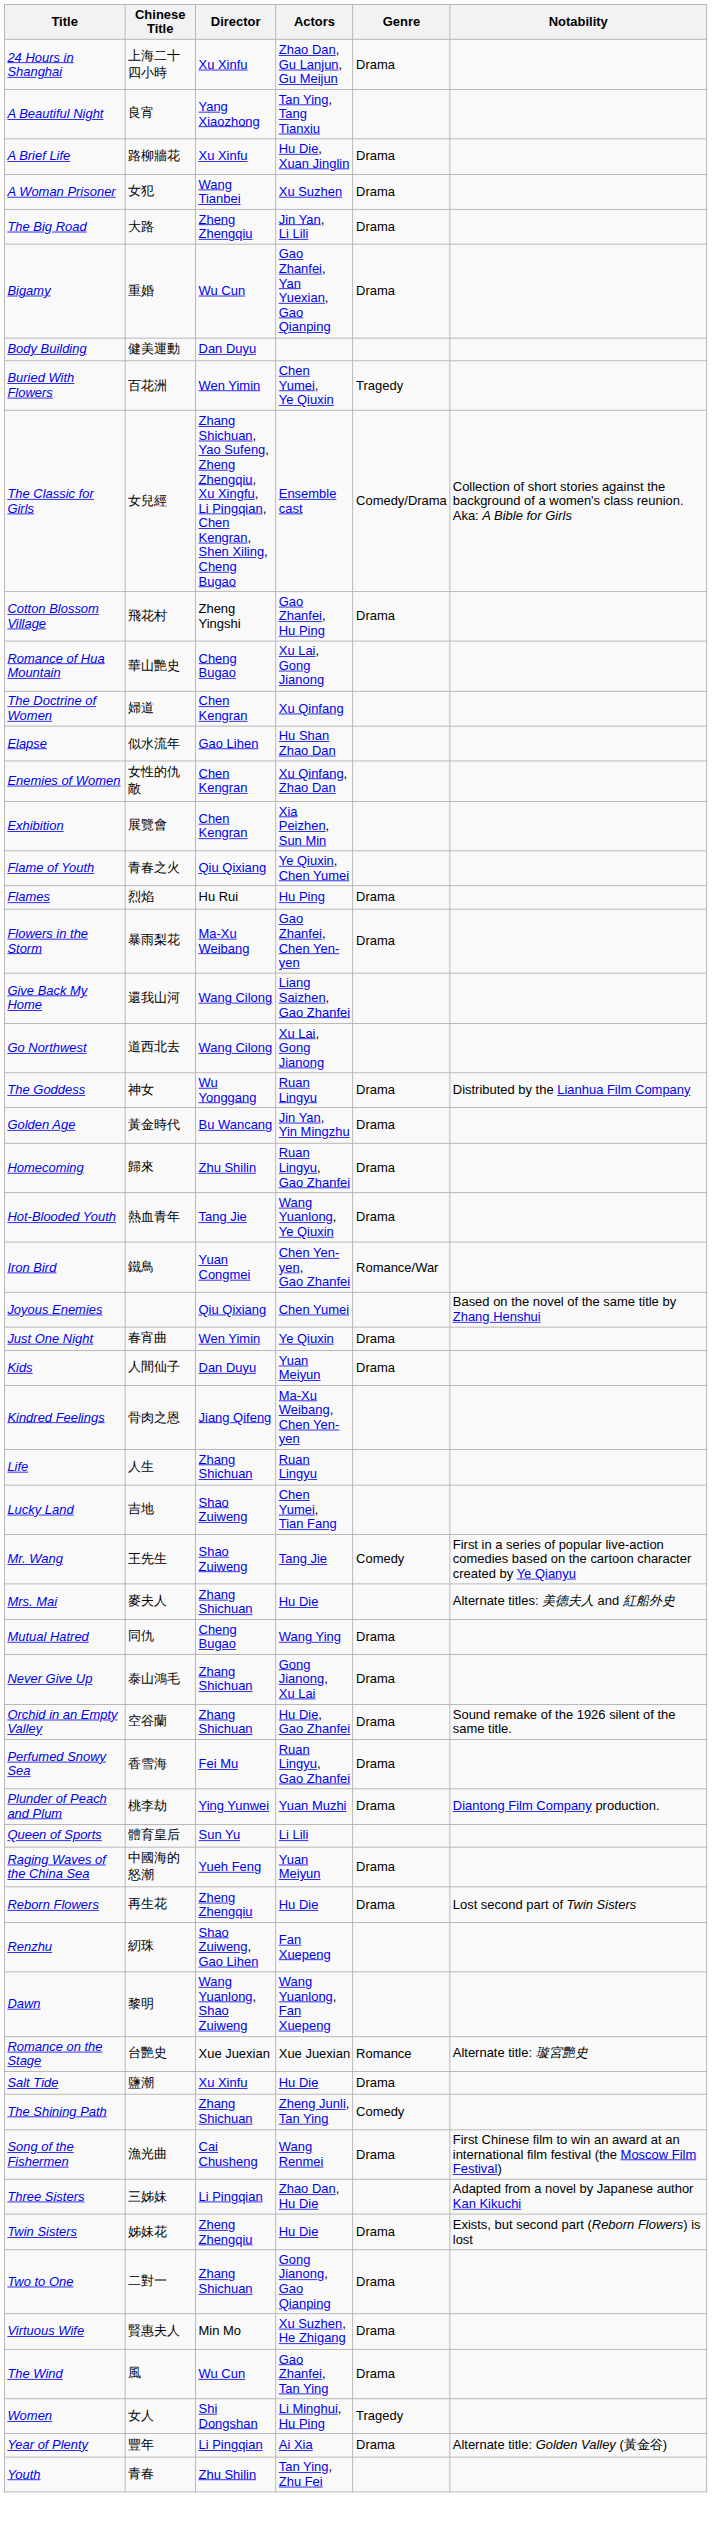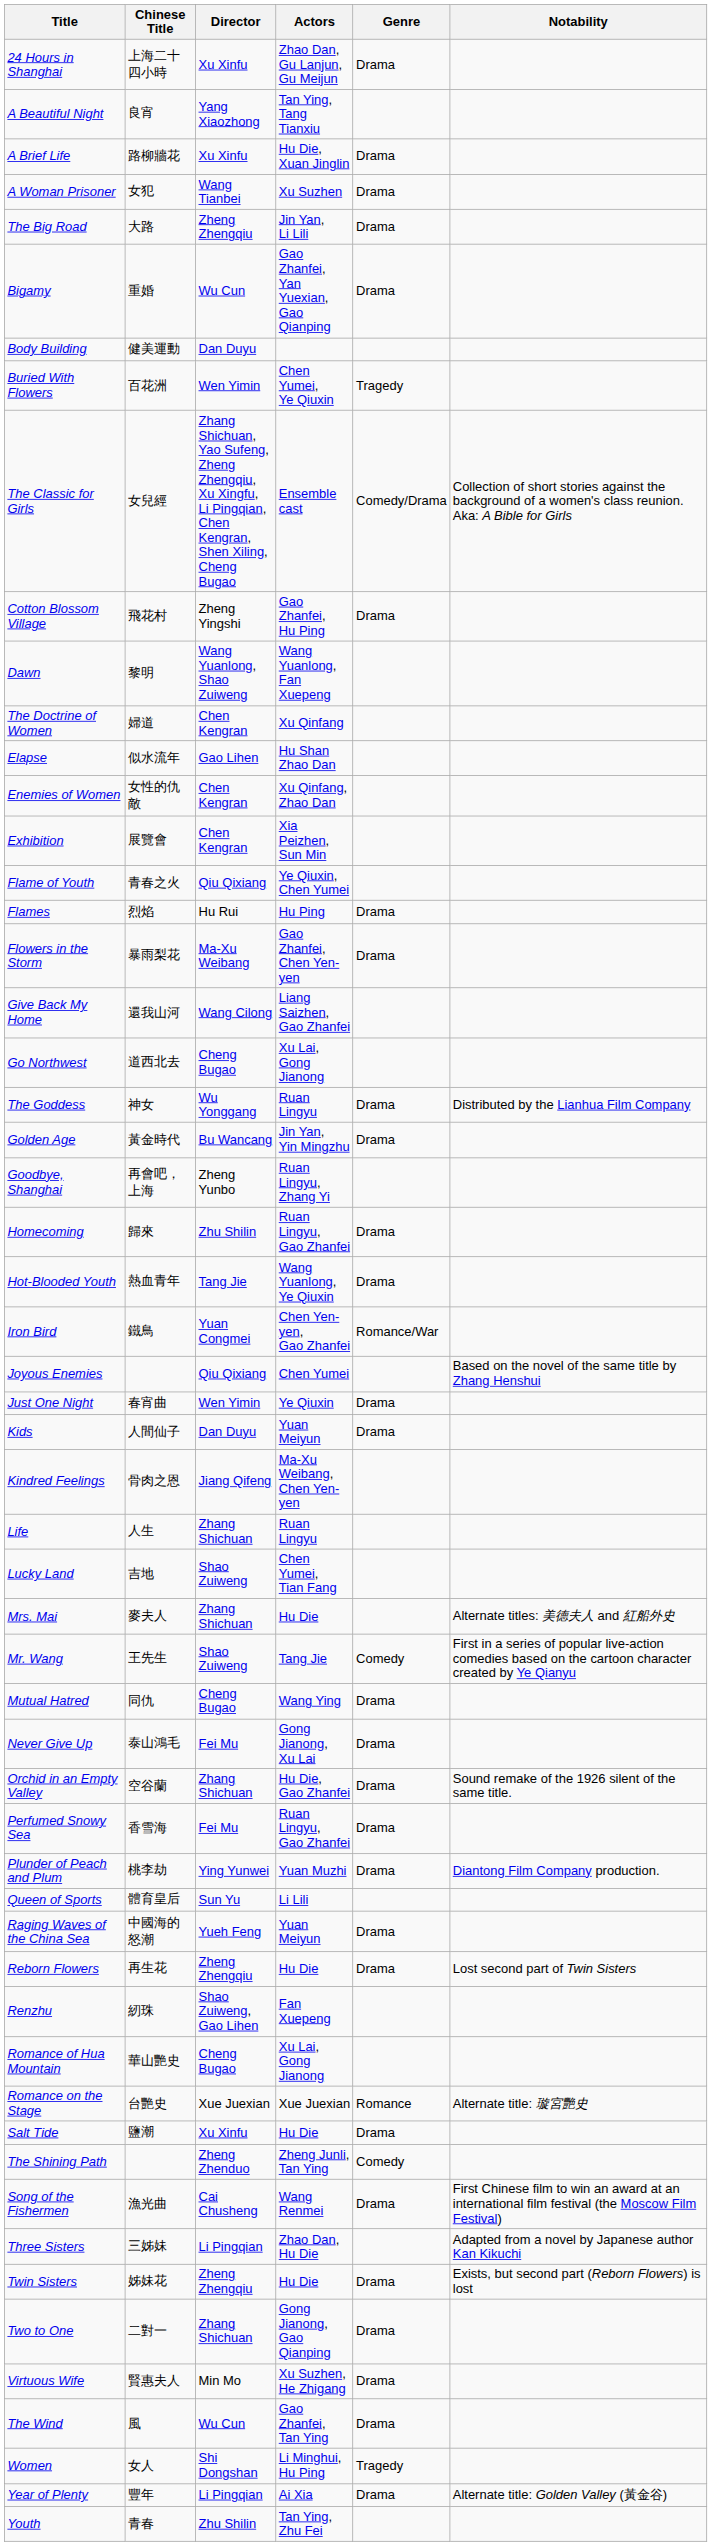rows swapped: (24, 2004) <-> (56, 666)
(235, 1047) Wang Cilong -> (218, 1062) Cheng Bugao
+ row: (35, 1182)
rows swapped: (35, 1559) <-> (32, 1601)
(226, 1679) Zhang Shichuan -> (218, 1743) Fei Mu
(226, 2112) Zhang Shichuan -> (224, 2161) Zheng Zhenduo
